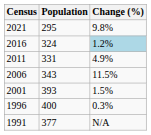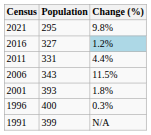(49, 43) 324 -> (49, 43) 327
(103, 59) 4.9% -> (103, 59) 4.4%
(103, 91) 1.5% -> (103, 91) 1.8%
(49, 122) 377 -> (49, 122) 399
